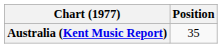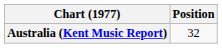(193, 33) 35 -> (193, 33) 32
